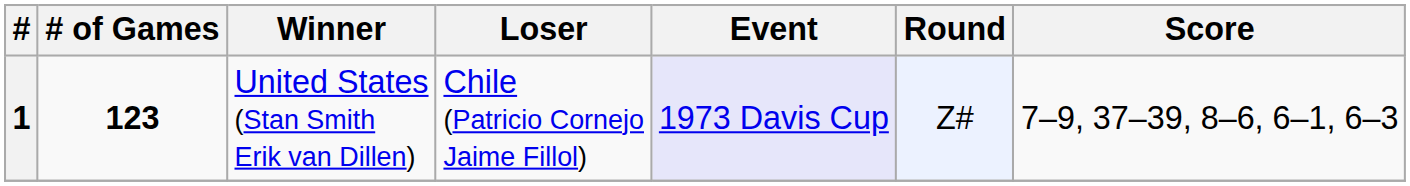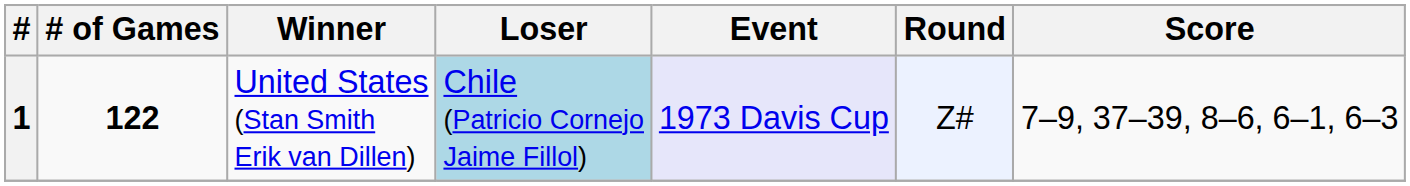(132, 117) 123 -> (132, 117) 122
(544, 117) no background -> (544, 117) lightblue background
